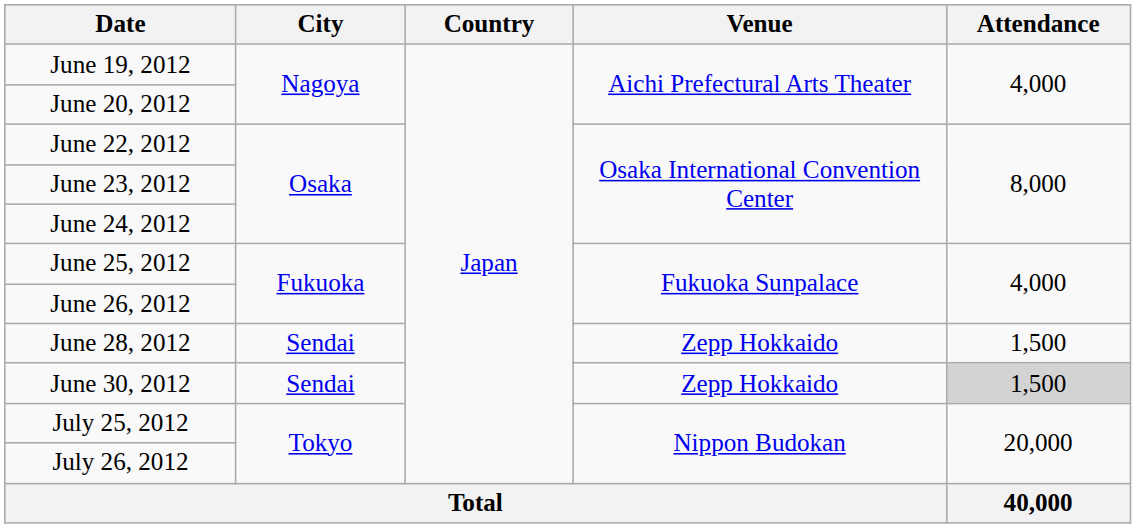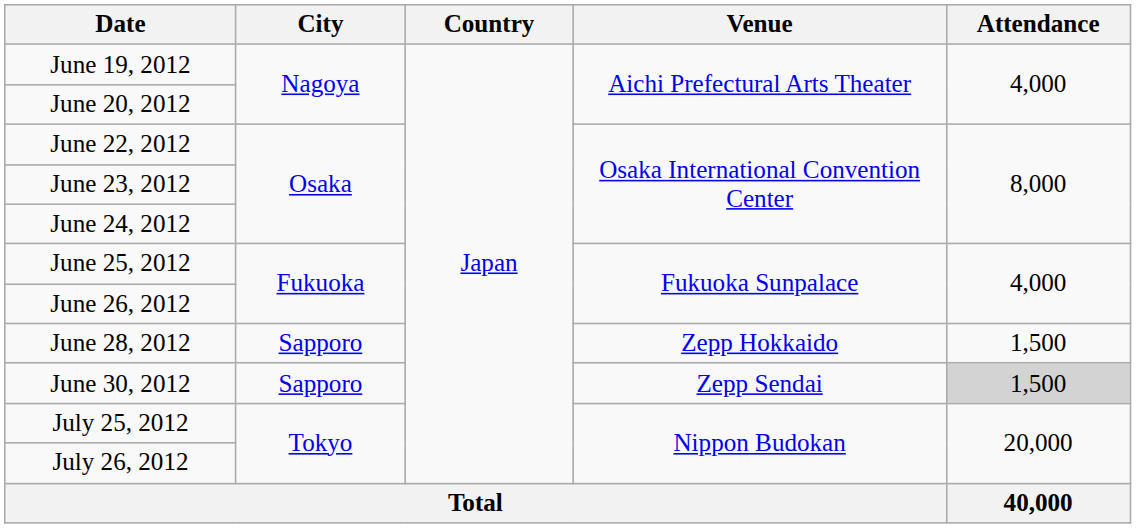(320, 343) Sendai -> (320, 343) Sapporo
(320, 382) Sendai -> (320, 382) Sapporo
(760, 382) Zepp Hokkaido -> (760, 382) Zepp Sendai
